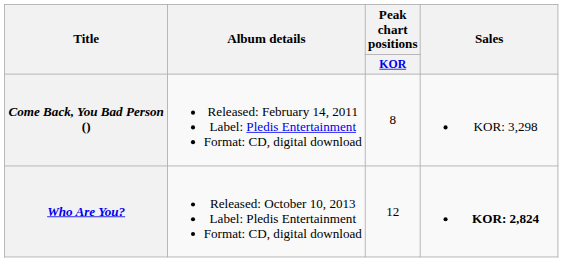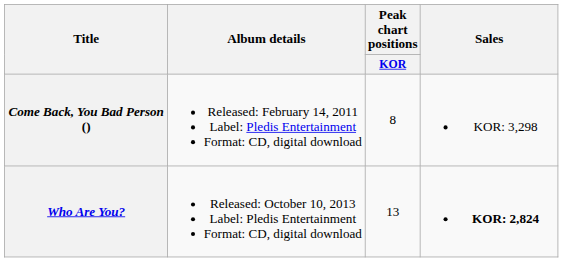(393, 211) 12 -> (393, 211) 13
